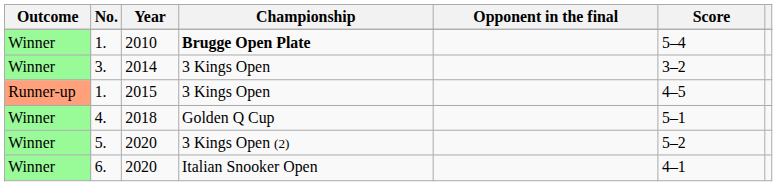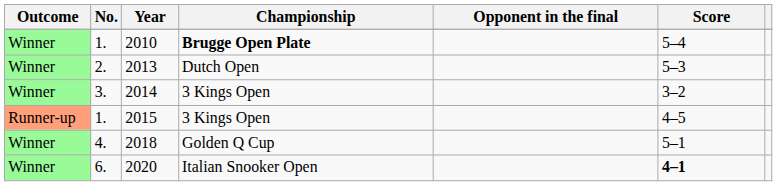+ row: (101, 67)
- row: (101, 142)
(674, 167) normal -> (674, 167) bold
